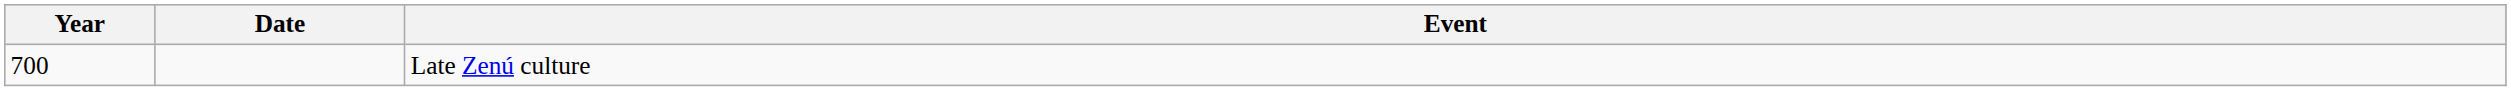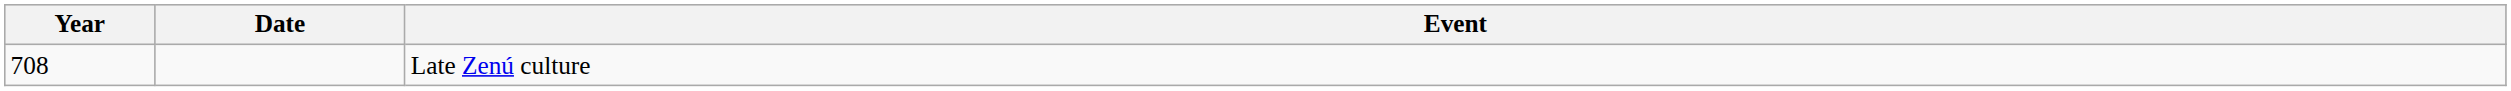(30, 64) 700 -> (30, 64) 708
